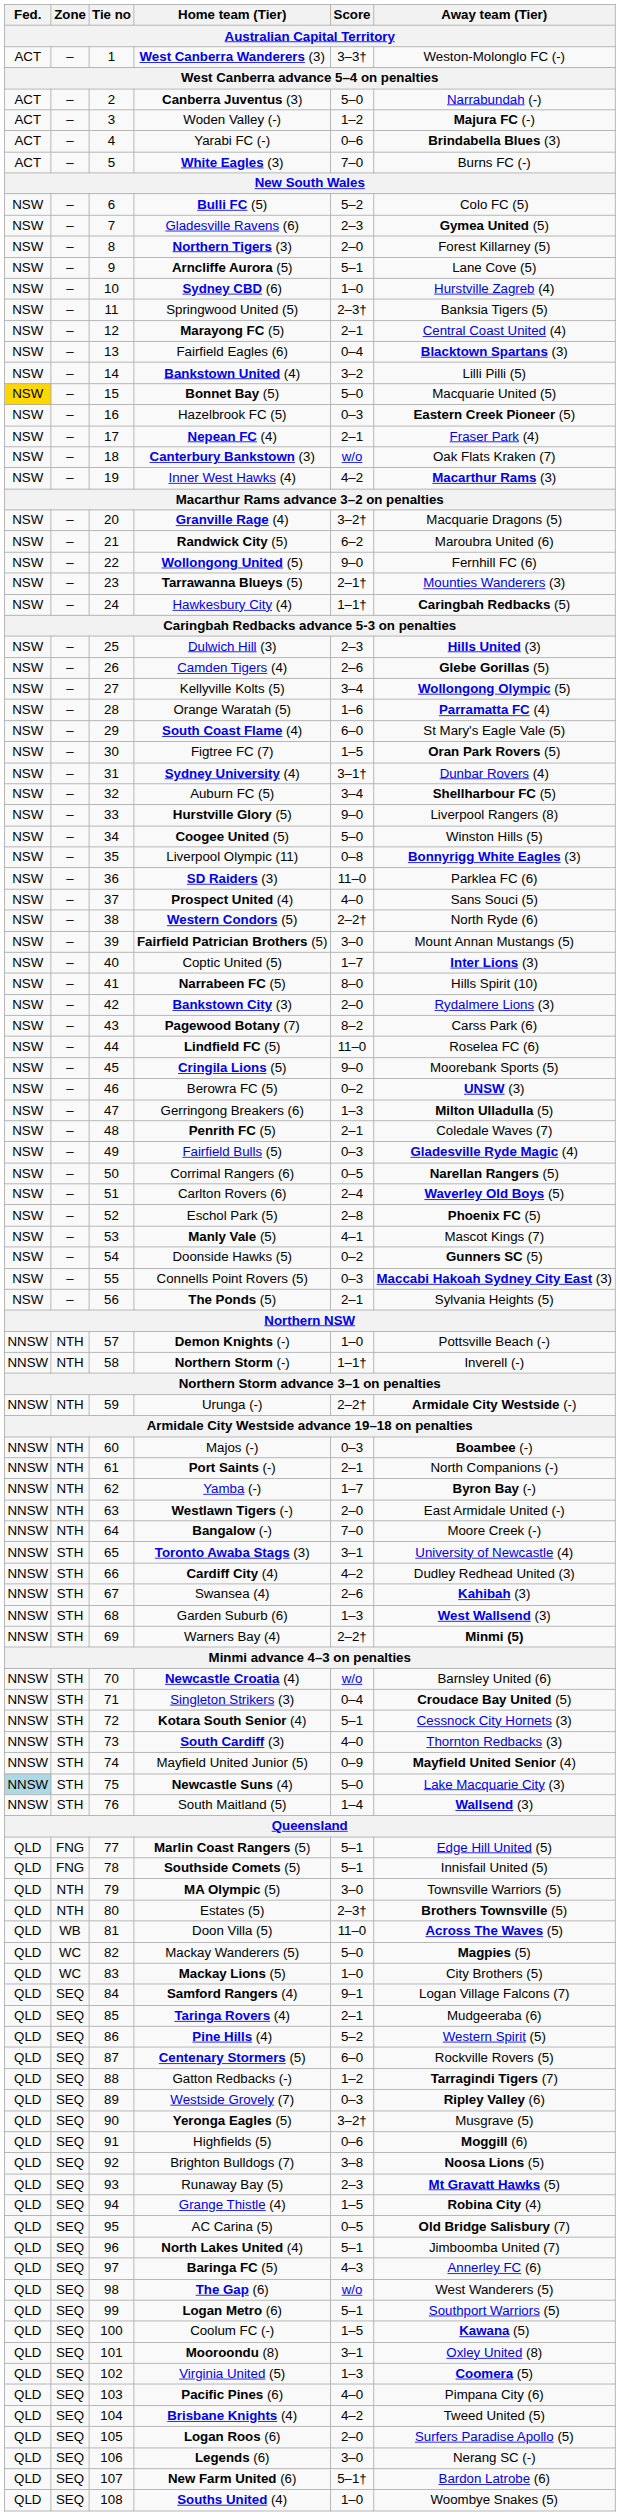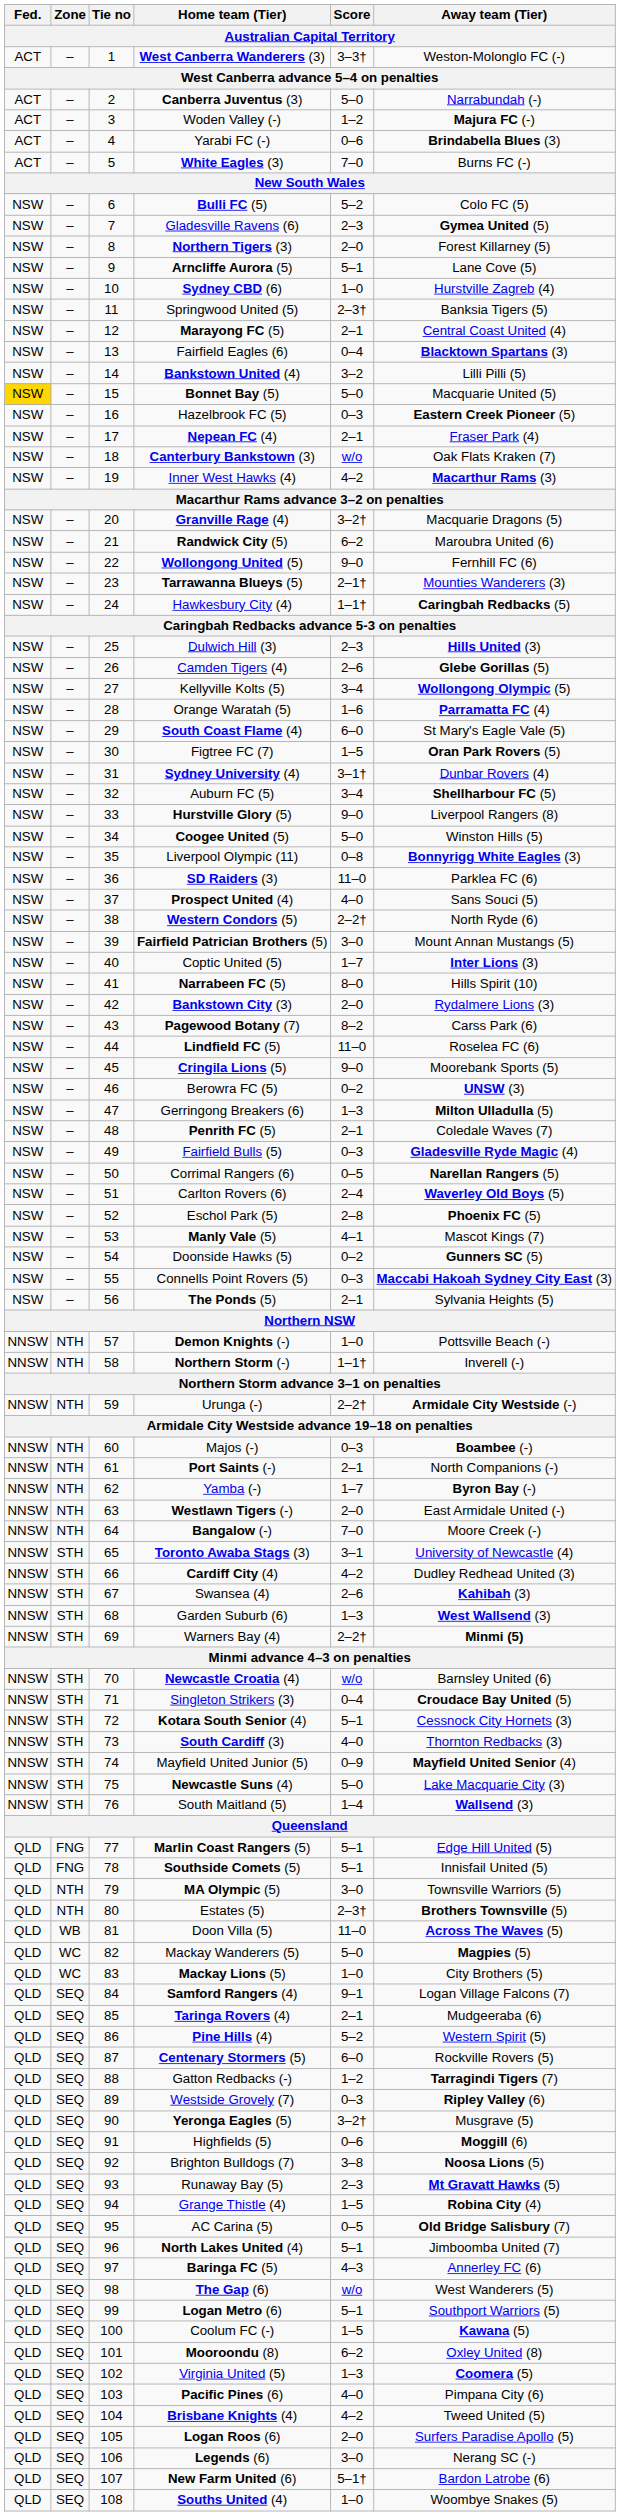(28, 1784) lightblue background -> (28, 1784) no background
(352, 2352) 3–1 -> (352, 2352) 6–2
